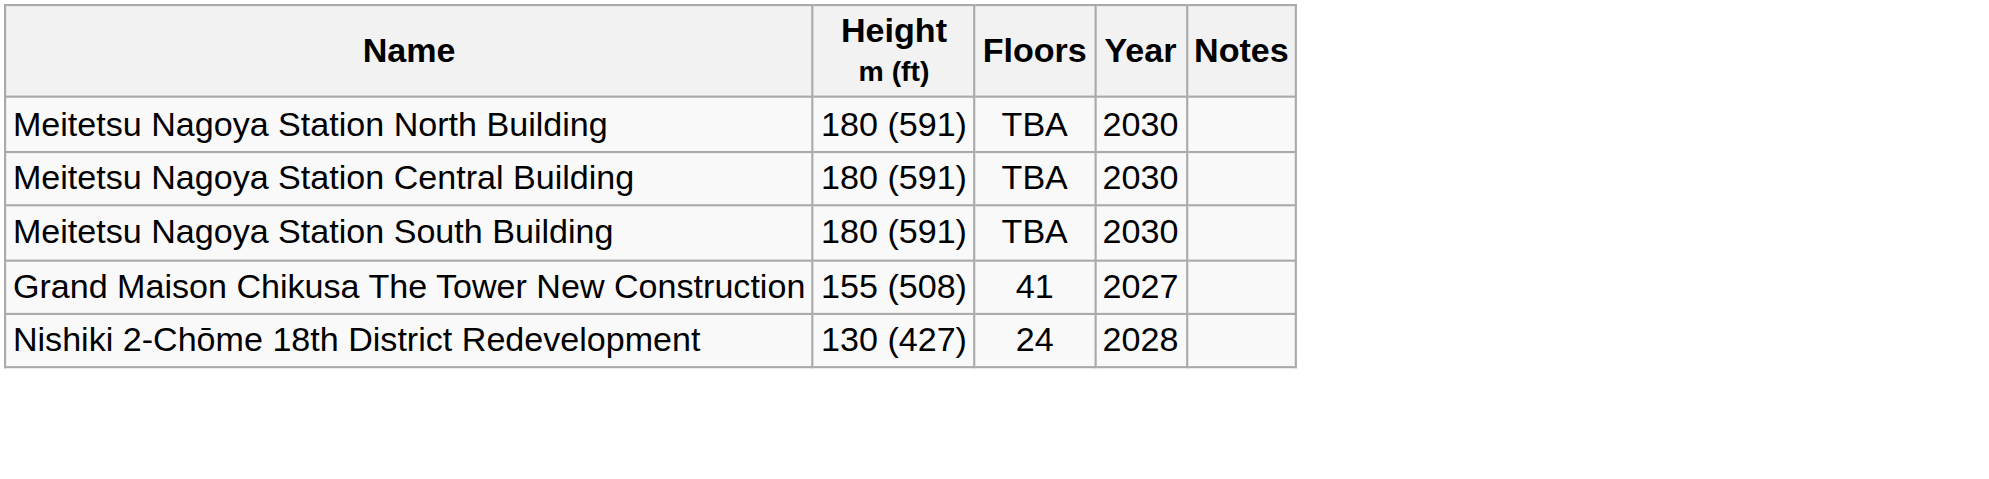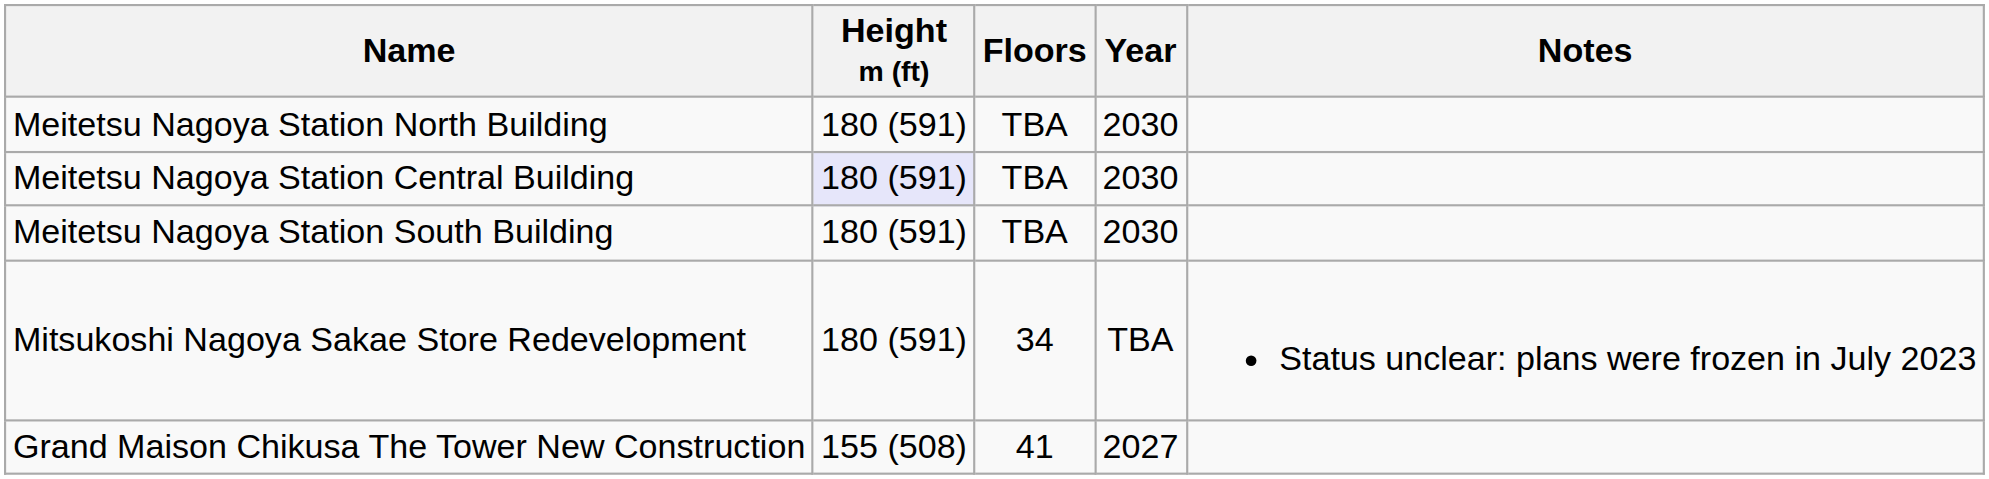(894, 177) no background -> (894, 177) lavender background
+ row: (379, 339)
- row: (357, 340)
